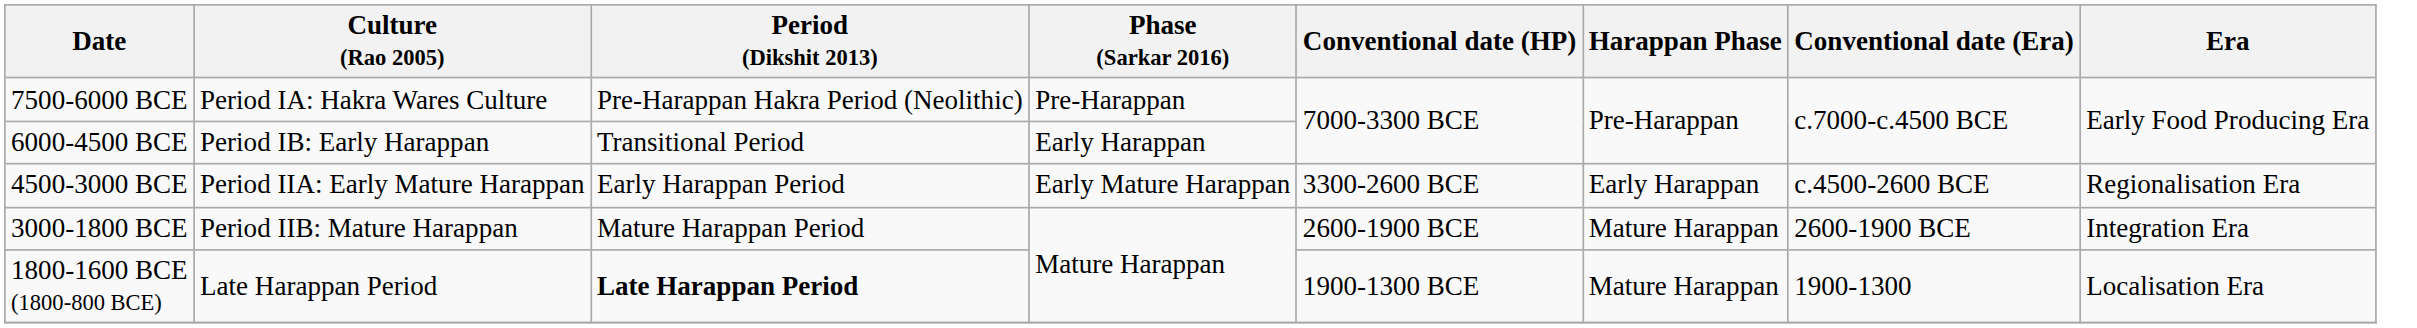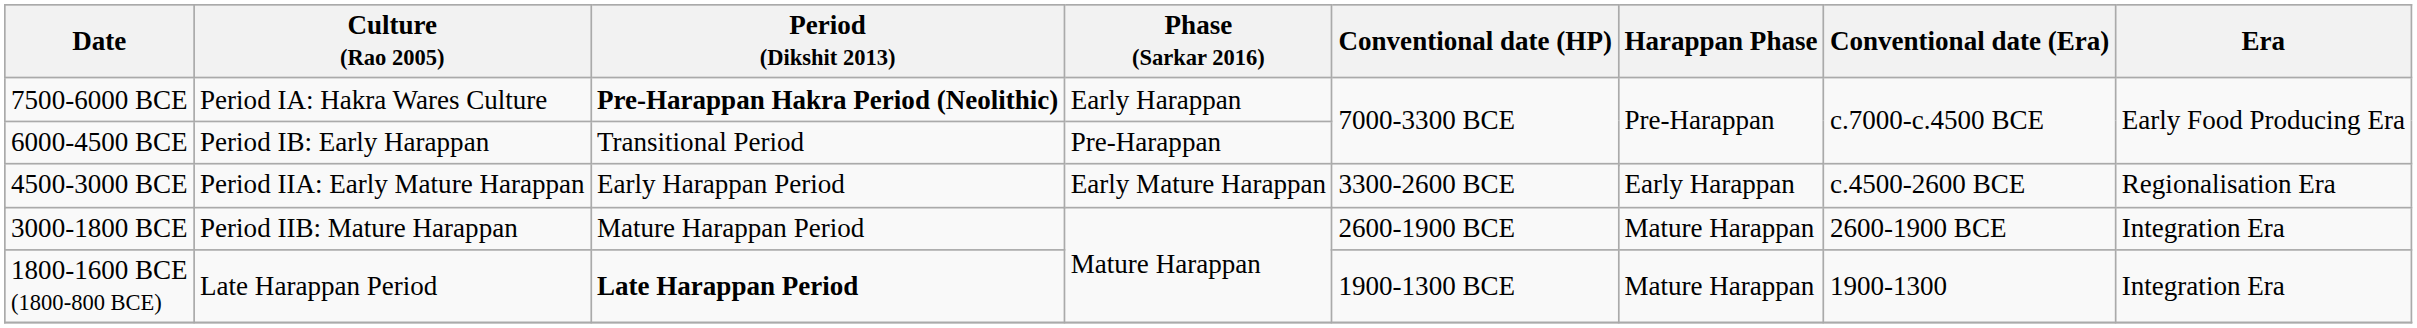(810, 99) normal -> (828, 99) bold
(1110, 99) Pre-Harappan -> (1156, 99) Early Harappan
(1120, 142) Early Harappan -> (1146, 142) Pre-Harappan
(2175, 285) Localisation Era -> (2203, 285) Integration Era
